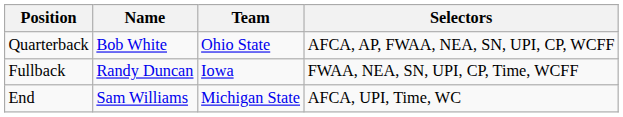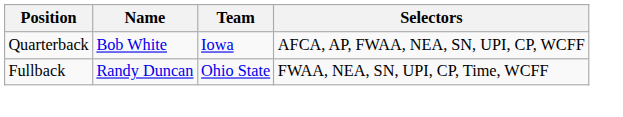(236, 45) Ohio State -> (217, 45) Iowa
(217, 71) Iowa -> (236, 71) Ohio State
- row: (21, 98)
